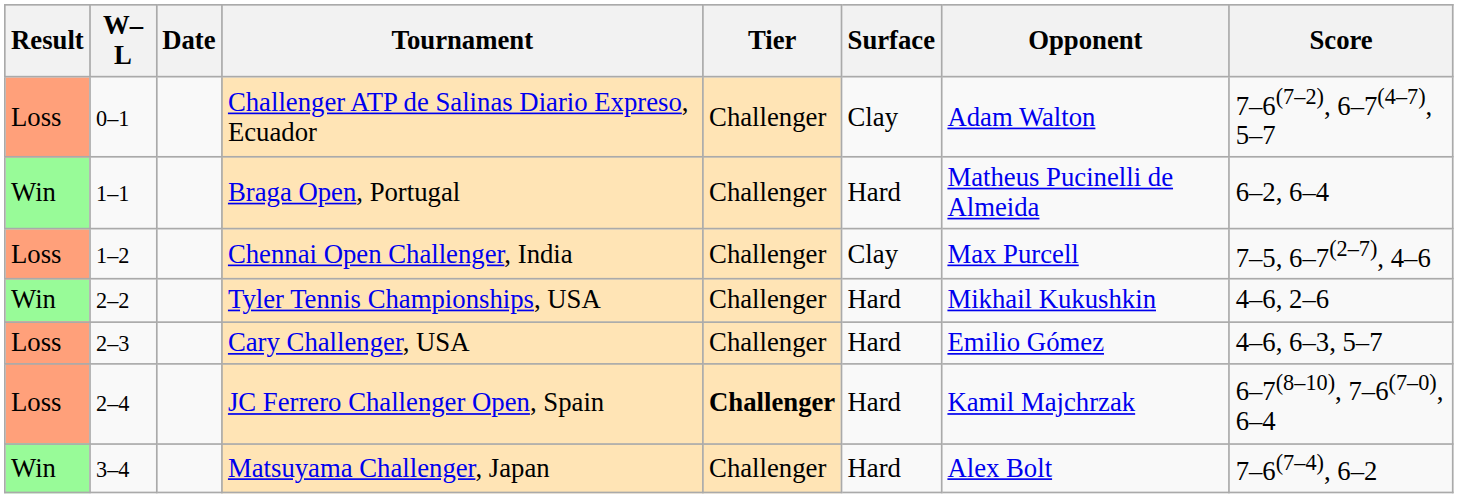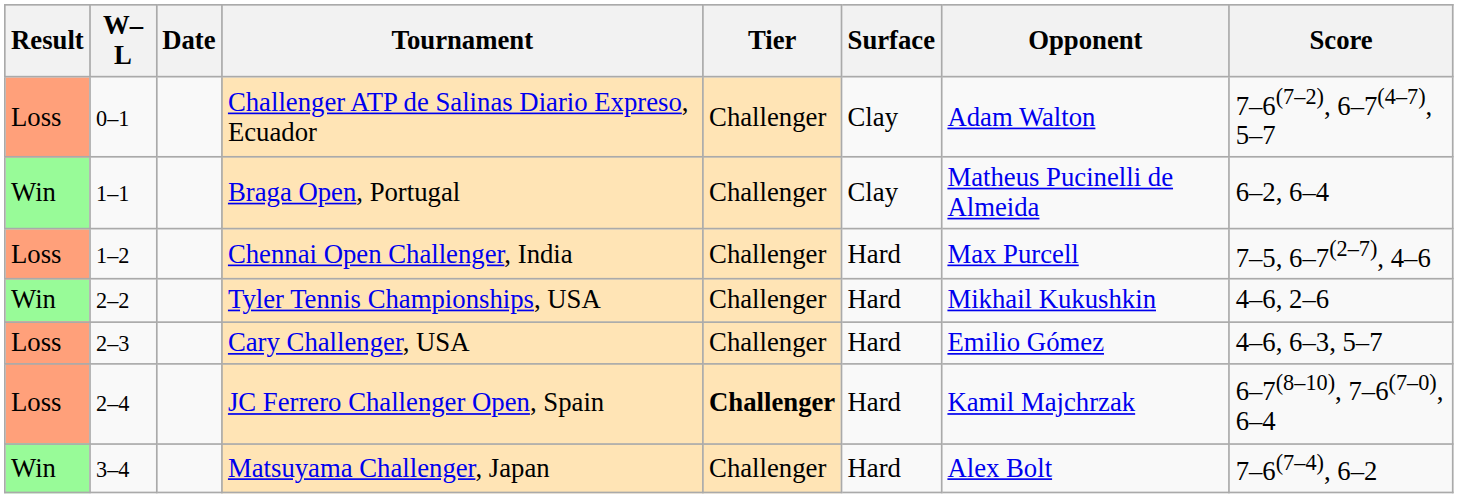(874, 192) Hard -> (873, 192) Clay
(873, 253) Clay -> (874, 253) Hard
